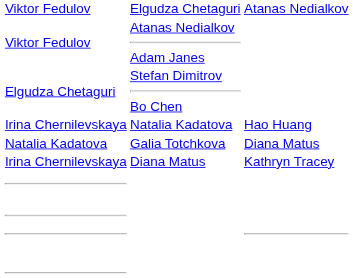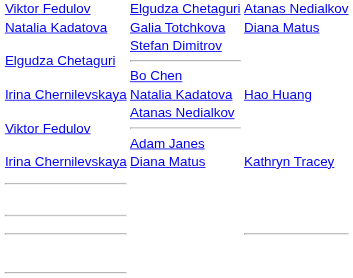rows swapped: (48, 42) <-> (56, 143)
